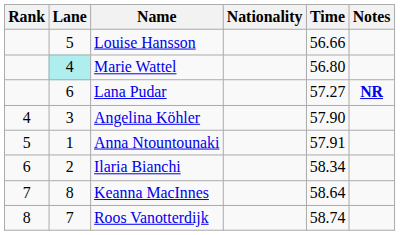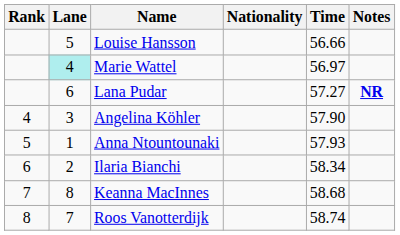(328, 67) 56.80 -> (328, 67) 56.97
(328, 142) 57.91 -> (328, 142) 57.93
(328, 192) 58.64 -> (328, 192) 58.68
